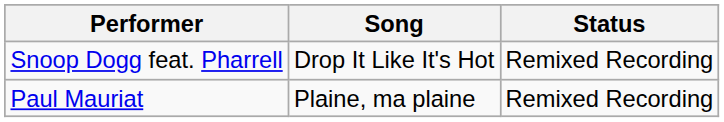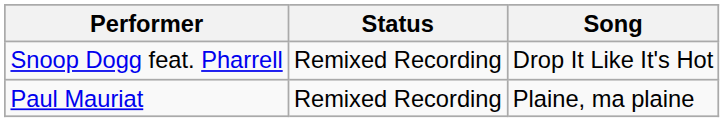columns swapped: (394, 23) <-> (609, 23)
